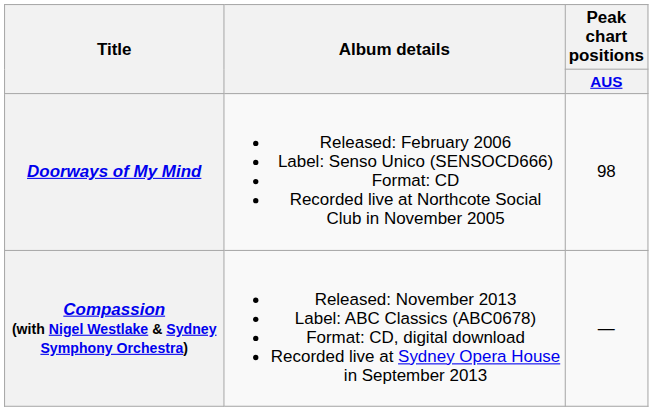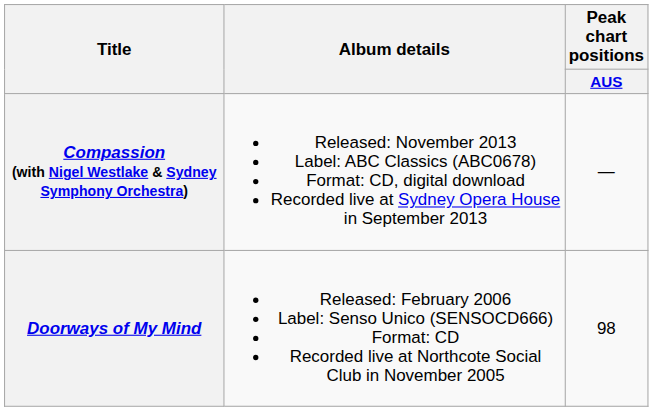rows swapped: (114, 171) <-> (114, 327)
